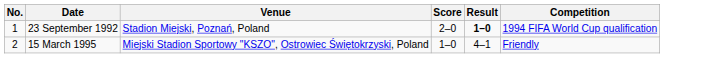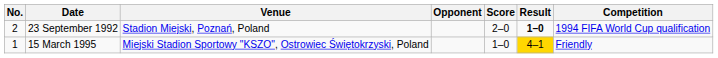+ column: (458, 12)
(15, 28) 1 -> (15, 28) 2
(15, 45) 2 -> (15, 45) 1
(482, 45) no background -> (535, 45) gold background
